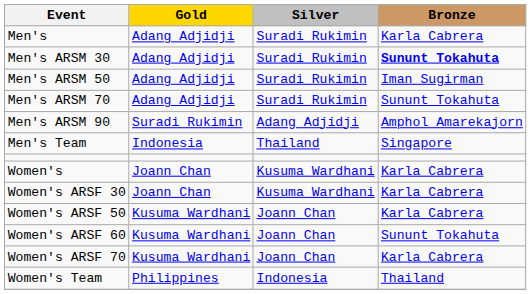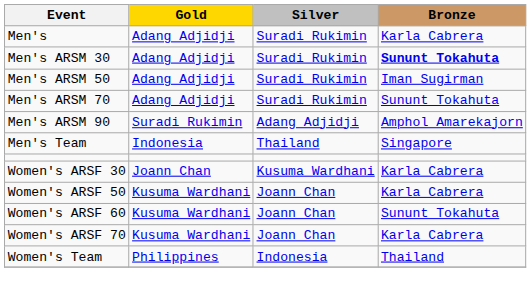- row: (35, 171)
